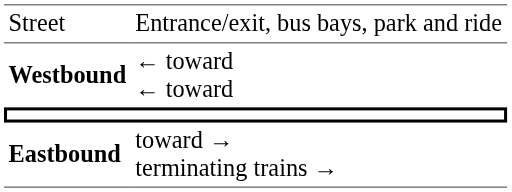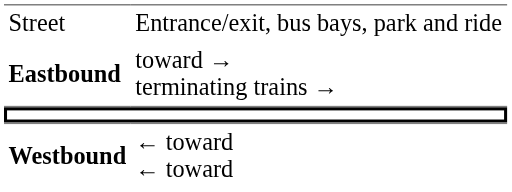rows swapped: (67, 75) <-> (65, 154)
